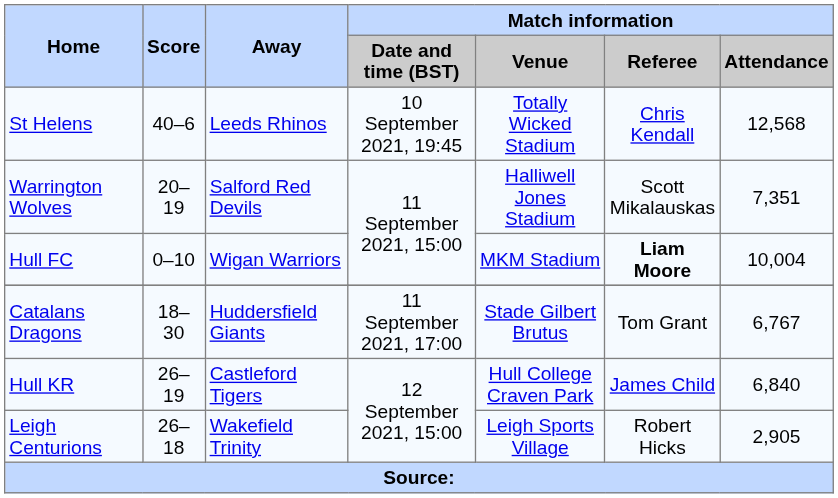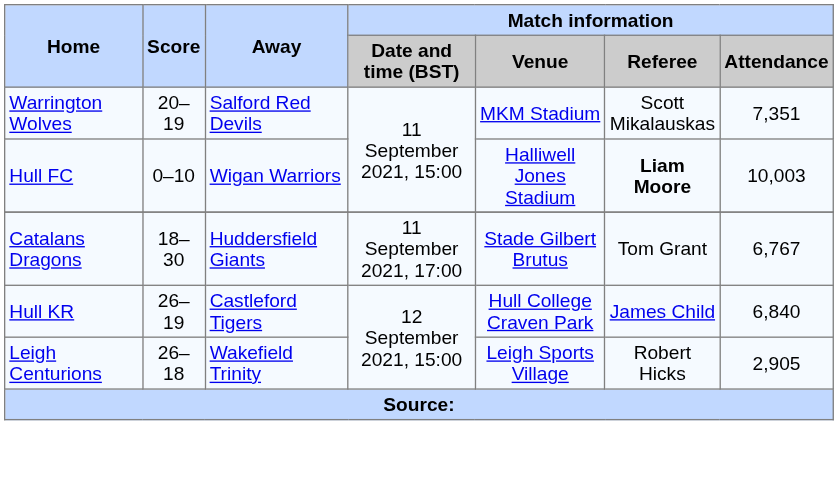- row: (51, 124)
(540, 197) Halliwell Jones Stadium -> (540, 113) MKM Stadium
(540, 259) MKM Stadium -> (540, 176) Halliwell Jones Stadium
(776, 259) 10,004 -> (776, 176) 10,003
